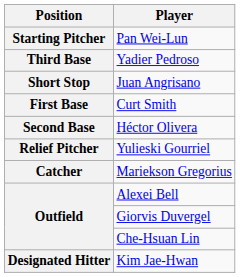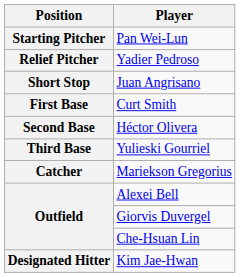(59, 60) Third Base -> (59, 60) Relief Pitcher
(59, 150) Relief Pitcher -> (59, 150) Third Base
